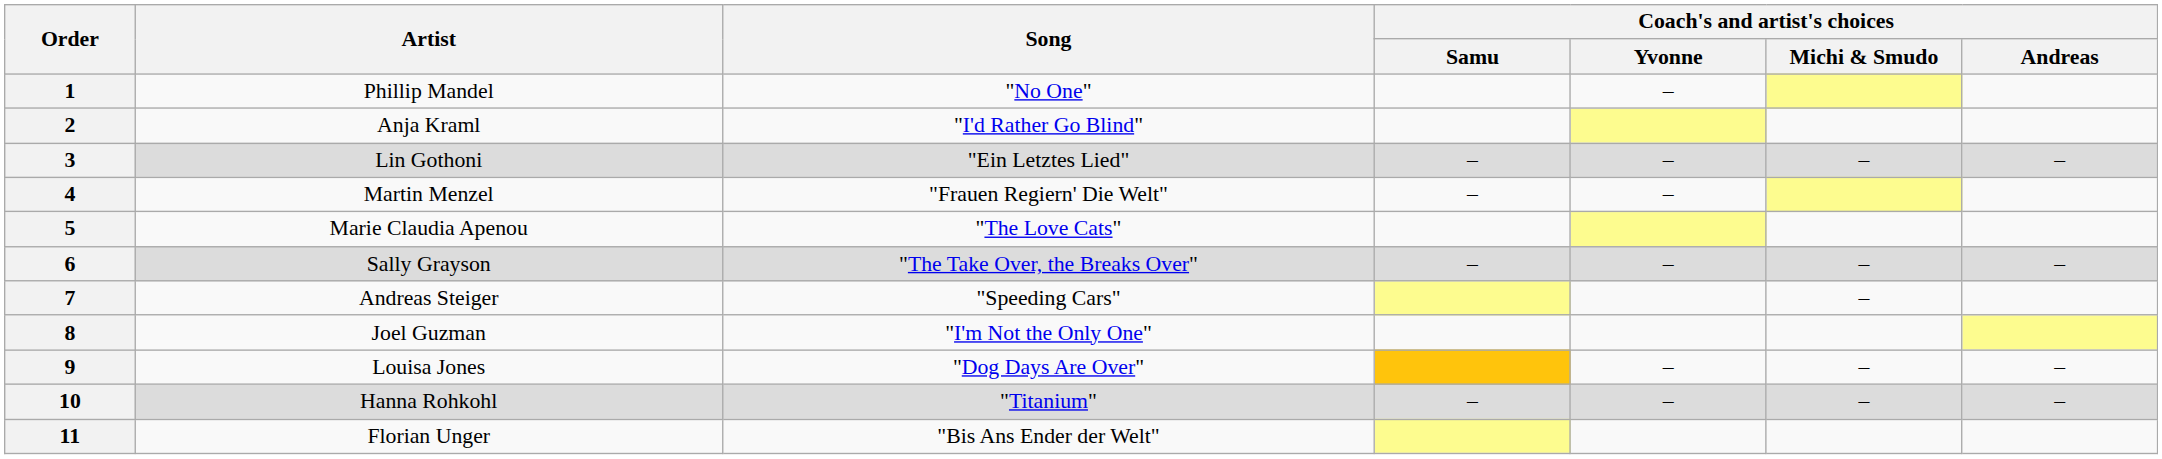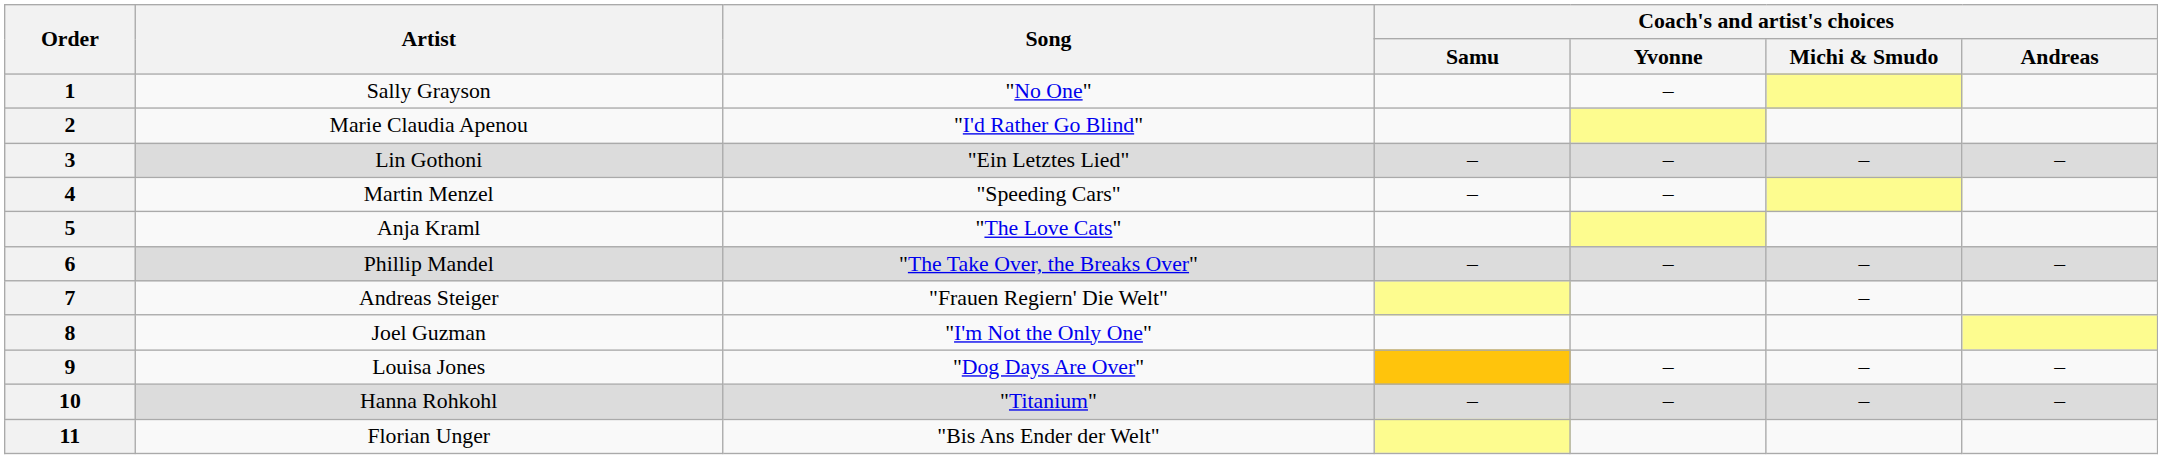(429, 90) Phillip Mandel -> (429, 90) Sally Grayson
(429, 125) Anja Kraml -> (429, 125) Marie Claudia Apenou
(1048, 194) "Frauen Regiern' Die Welt" -> (1048, 194) "Speeding Cars"
(429, 228) Marie Claudia Apenou -> (429, 228) Anja Kraml
(429, 263) Sally Grayson -> (429, 263) Phillip Mandel
(1048, 297) "Speeding Cars" -> (1048, 297) "Frauen Regiern' Die Welt"
